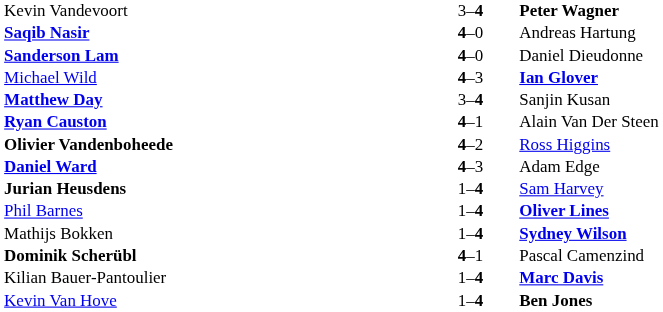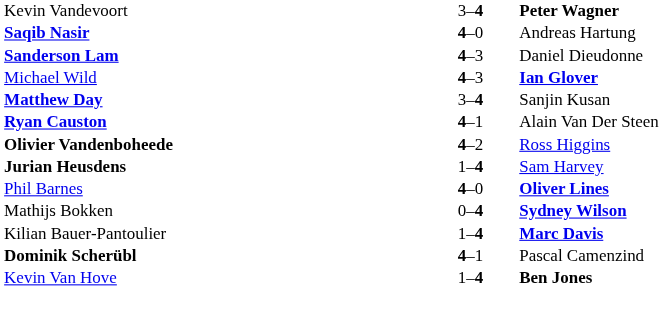(471, 55) 4–0 -> (471, 55) 4–3
- row: (50, 166)
(471, 211) 1–4 -> (471, 188) 4–0
(471, 233) 1–4 -> (471, 211) 0–4
rows swapped: (70, 255) <-> (85, 277)
